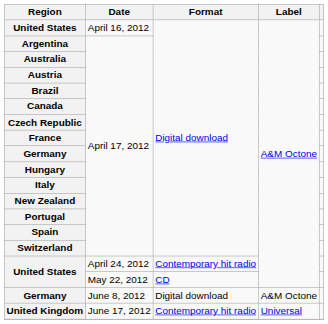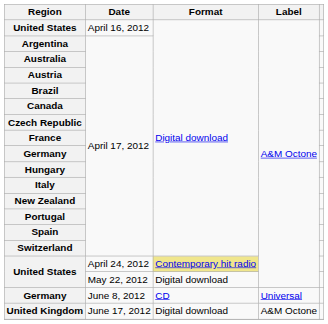(206, 264) no background -> (206, 264) khaki background
(162, 279) CD -> (192, 279) Digital download
(192, 295) Digital download -> (162, 295) CD
(289, 295) A&M Octone -> (281, 295) Universal
(206, 311) Contemporary hit radio -> (192, 311) Digital download
(281, 311) Universal -> (289, 311) A&M Octone
